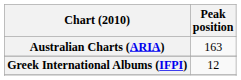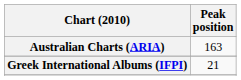(213, 65) 12 -> (213, 65) 21
